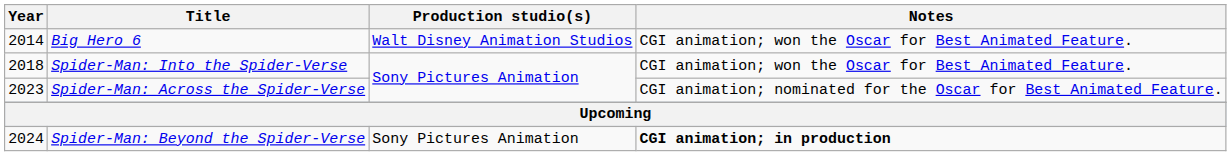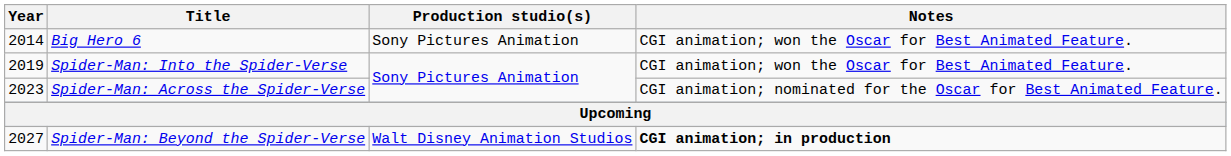(502, 41) Walt Disney Animation Studios -> (475, 41) Sony Pictures Animation
(26, 65) 2018 -> (26, 65) 2019
(26, 139) 2024 -> (26, 139) 2027
(475, 139) Sony Pictures Animation -> (502, 139) Walt Disney Animation Studios
